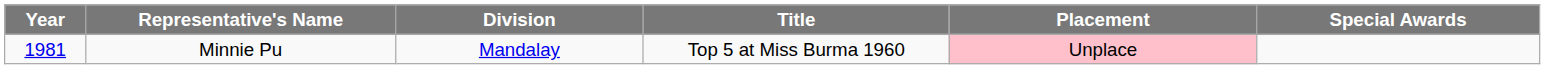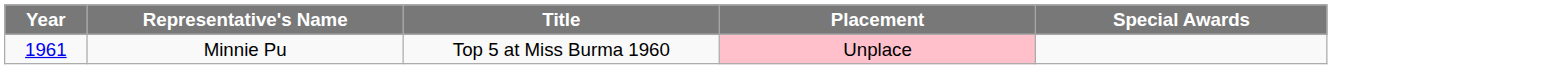- column: (519, 20)
(45, 49) 1981 -> (46, 49) 1961
